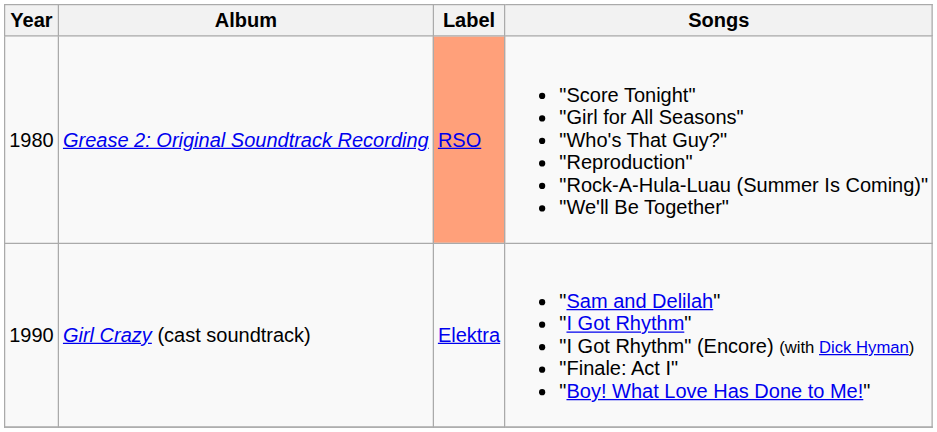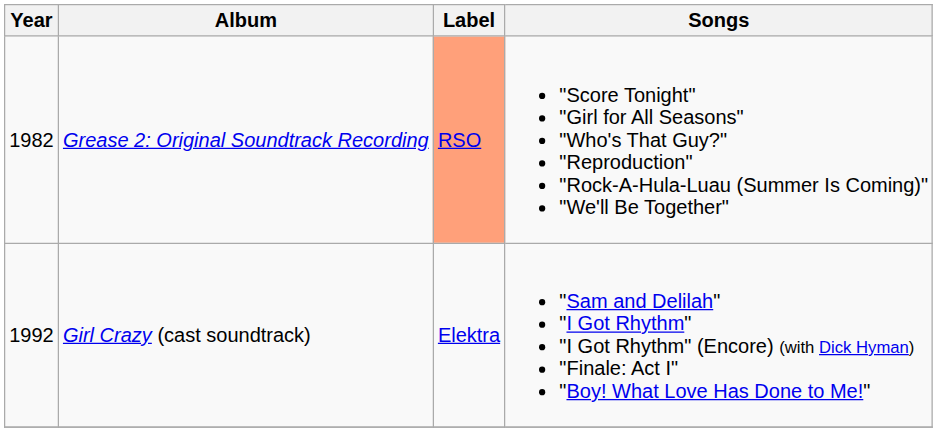(31, 139) 1980 -> (31, 139) 1982
(31, 335) 1990 -> (31, 335) 1992
